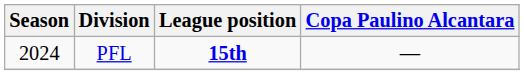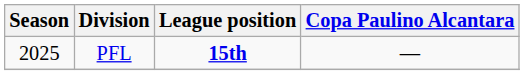(39, 52) 2024 -> (39, 52) 2025
